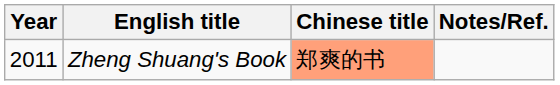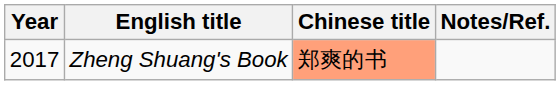(34, 59) 2011 -> (35, 59) 2017
